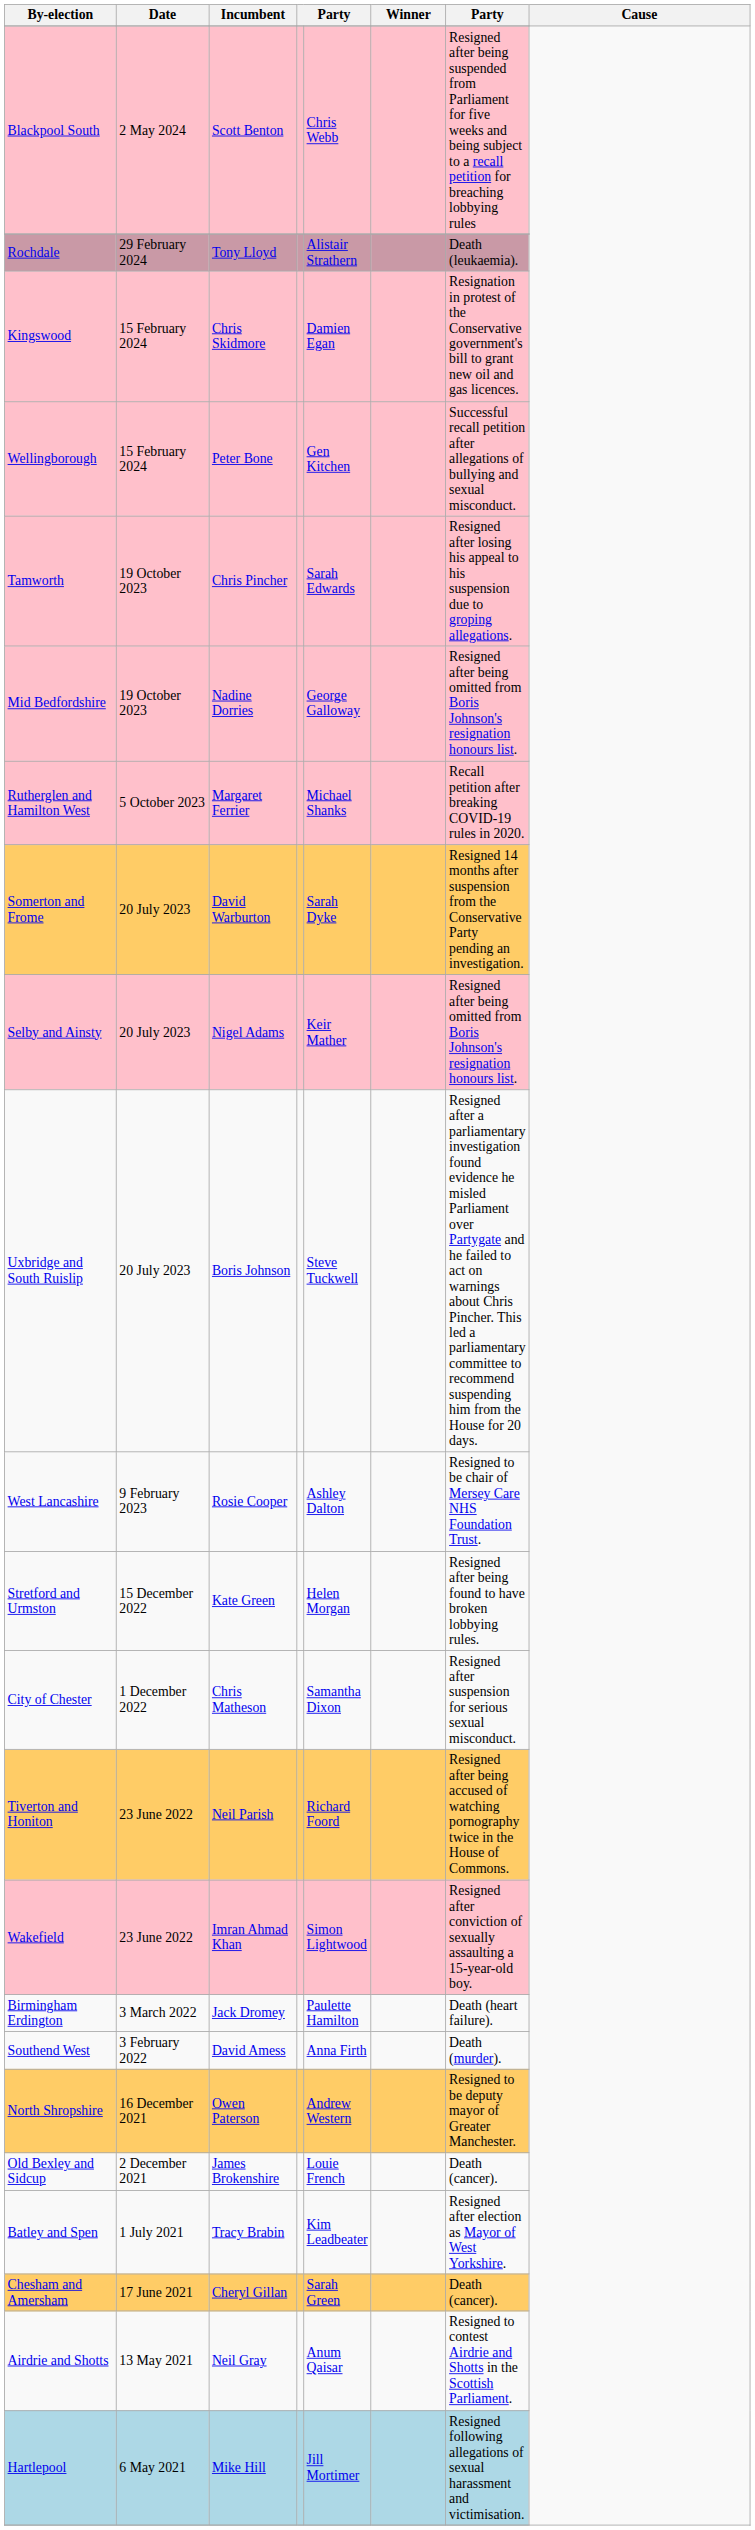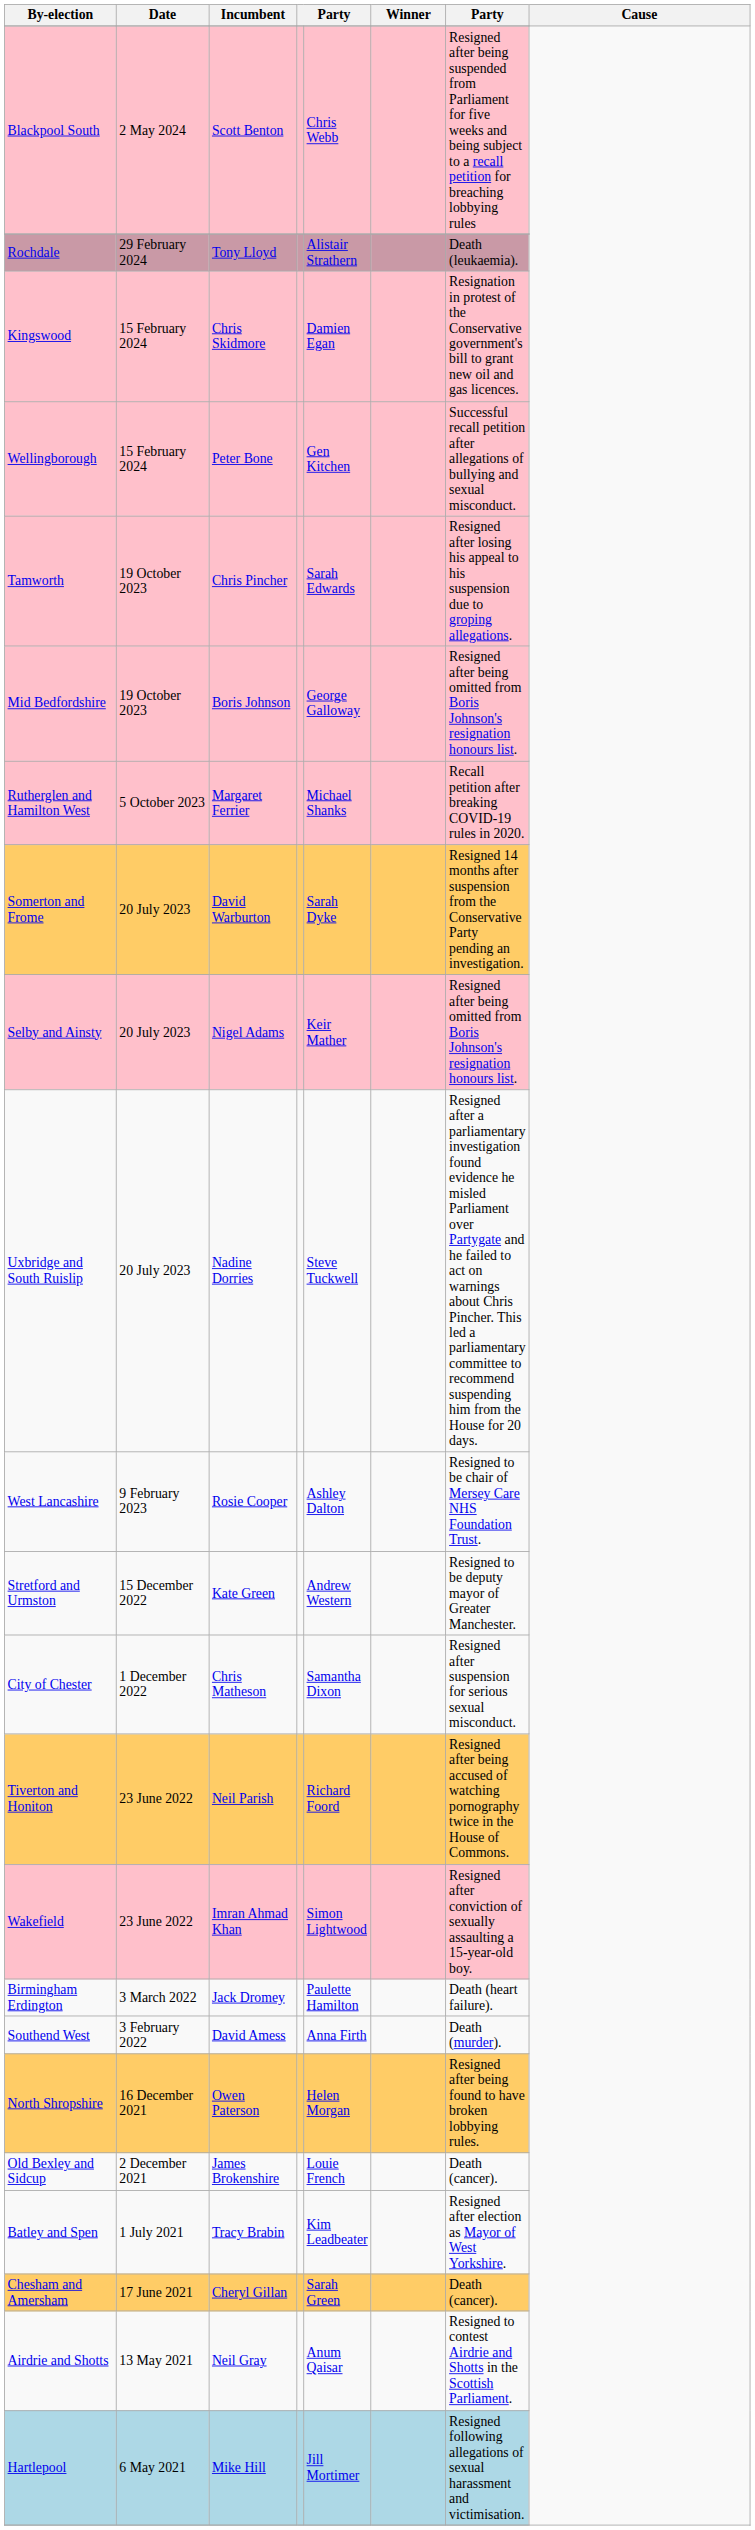(233, 703) Nadine Dorries -> (251, 703) Boris Johnson
(251, 1270) Boris Johnson -> (233, 1270) Nadine Dorries
(328, 1600) Helen Morgan -> (329, 1593) Andrew Western
(487, 1600) Resigned after being found to have broken lobbying rules. -> (483, 1593) Resigned to be deputy mayor of Greater Manchester.
(329, 2111) Andrew Western -> (328, 2103) Helen Morgan
(483, 2111) Resigned to be deputy mayor of Greater Manchester. -> (487, 2103) Resigned after being found to have broken lobbying rules.
